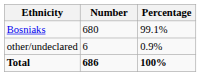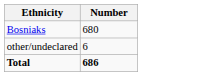- column: (167, 12)
